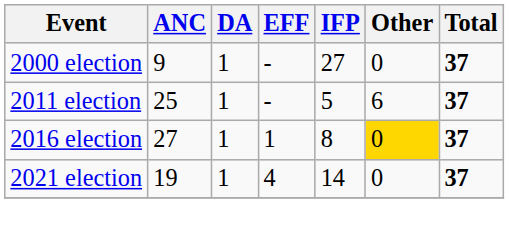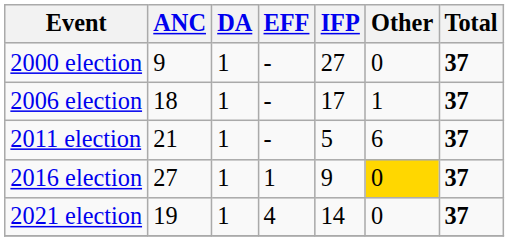+ row: (76, 100)
(165, 100) 25 -> (165, 139) 21
(327, 139) 8 -> (327, 178) 9
